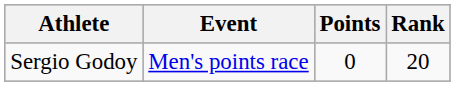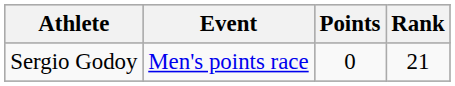(418, 61) 20 -> (418, 61) 21
